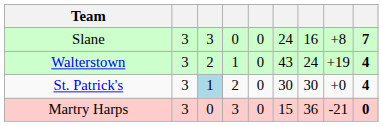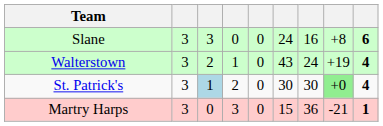(366, 39) 7 -> (366, 39) 6
(338, 86) no background -> (338, 86) lightgreen background
(366, 109) 0 -> (366, 109) 1
